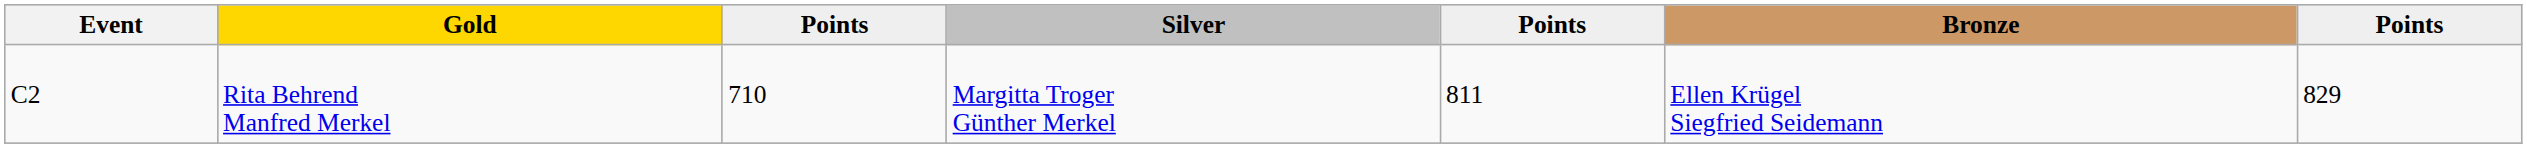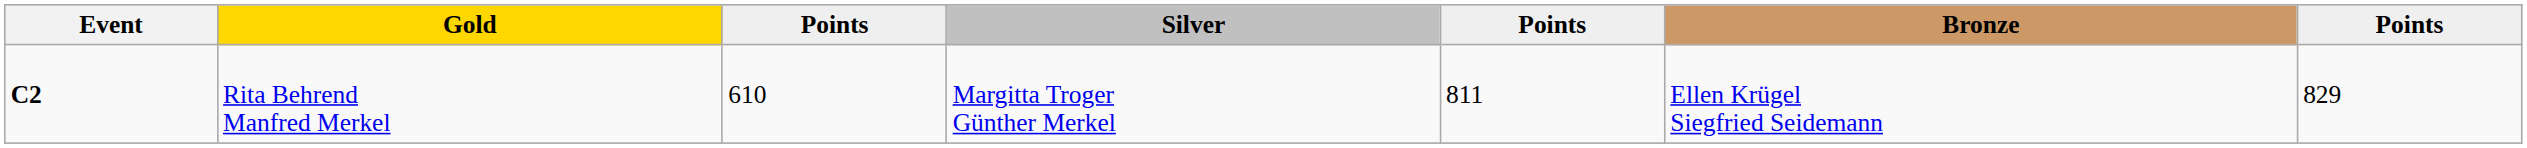(26, 93) normal -> (26, 93) bold
(747, 93) 710 -> (747, 93) 610
